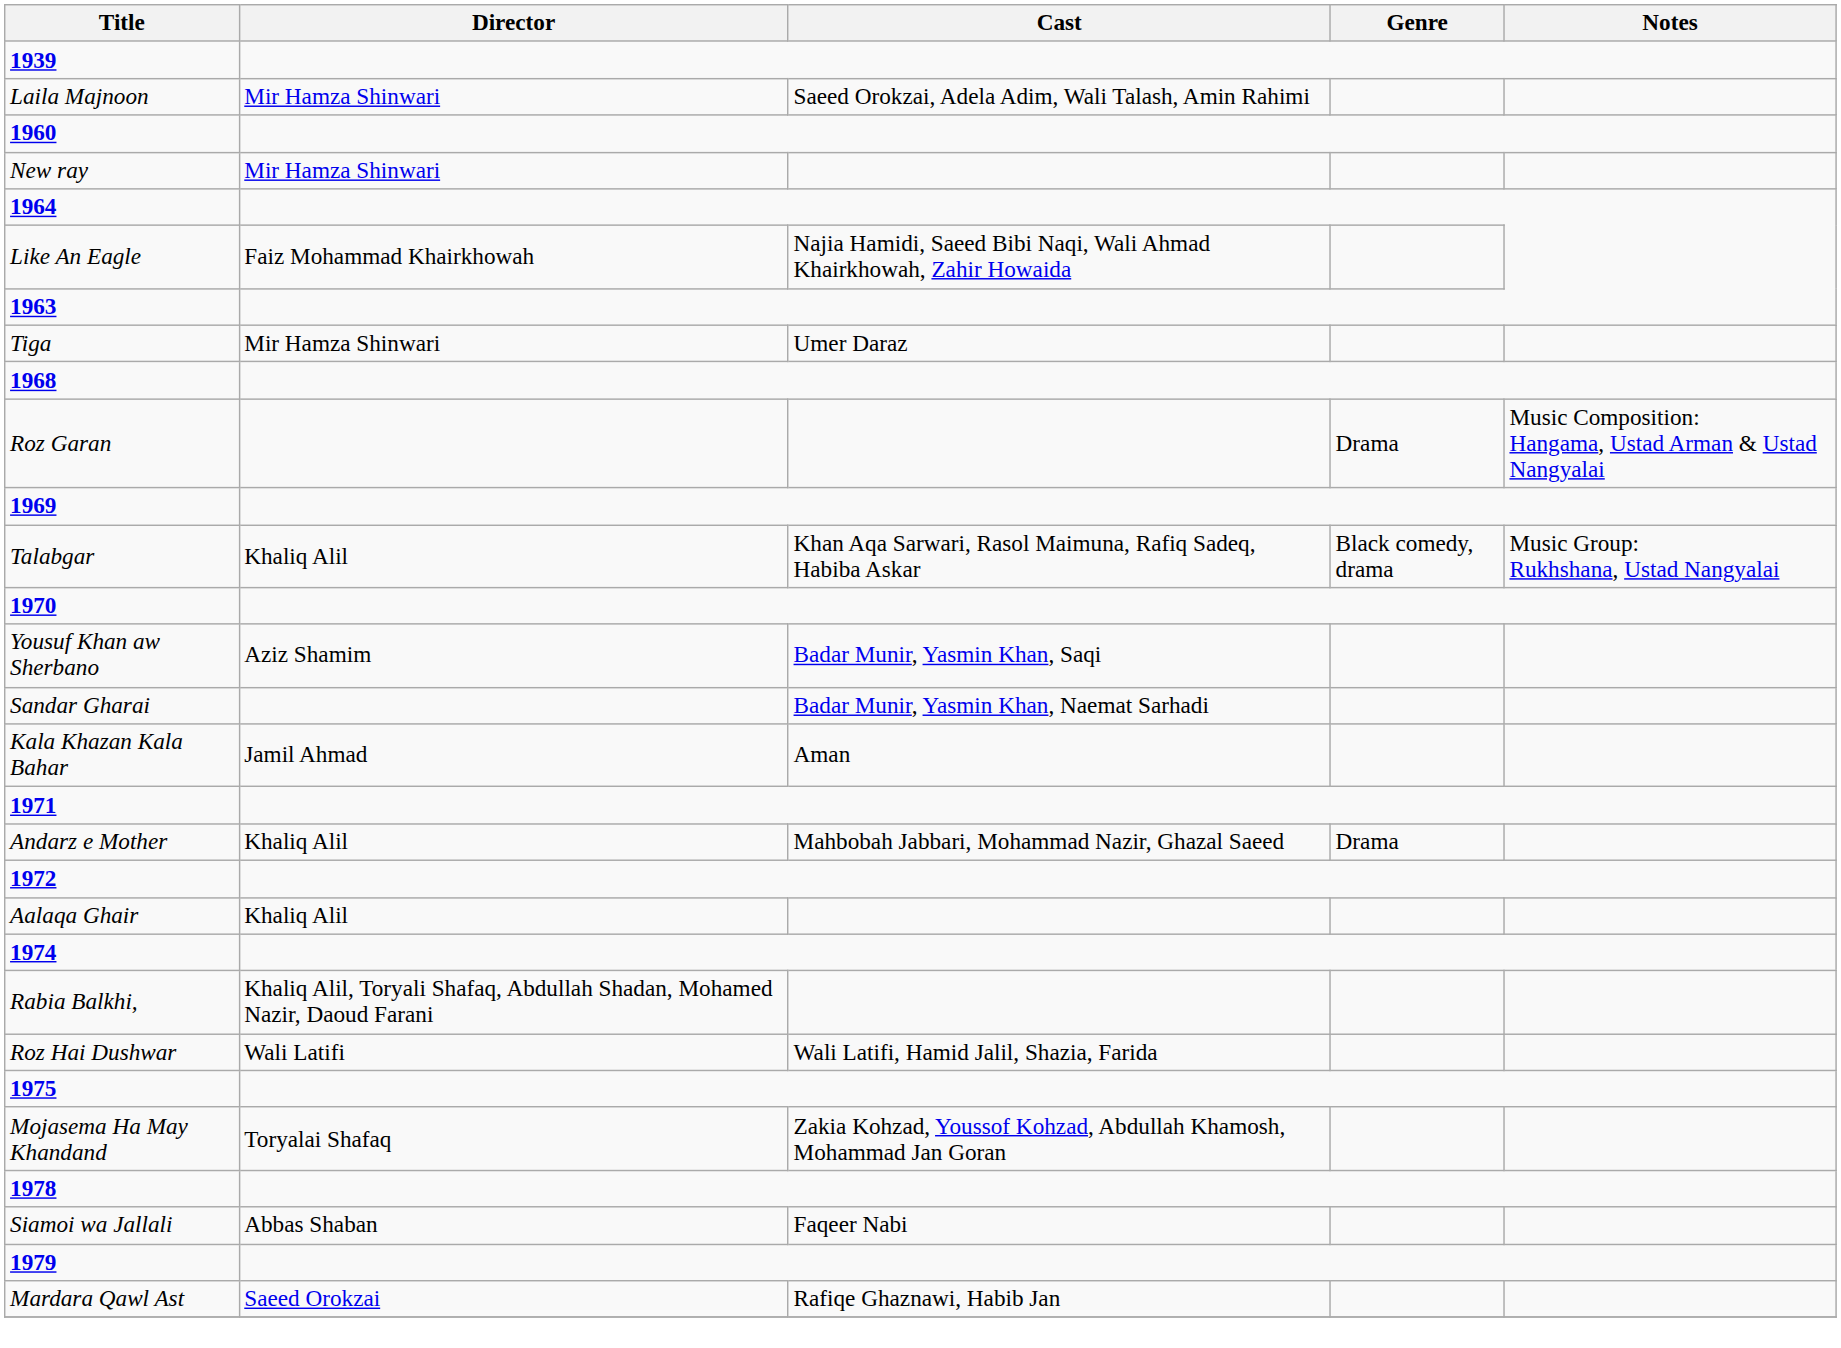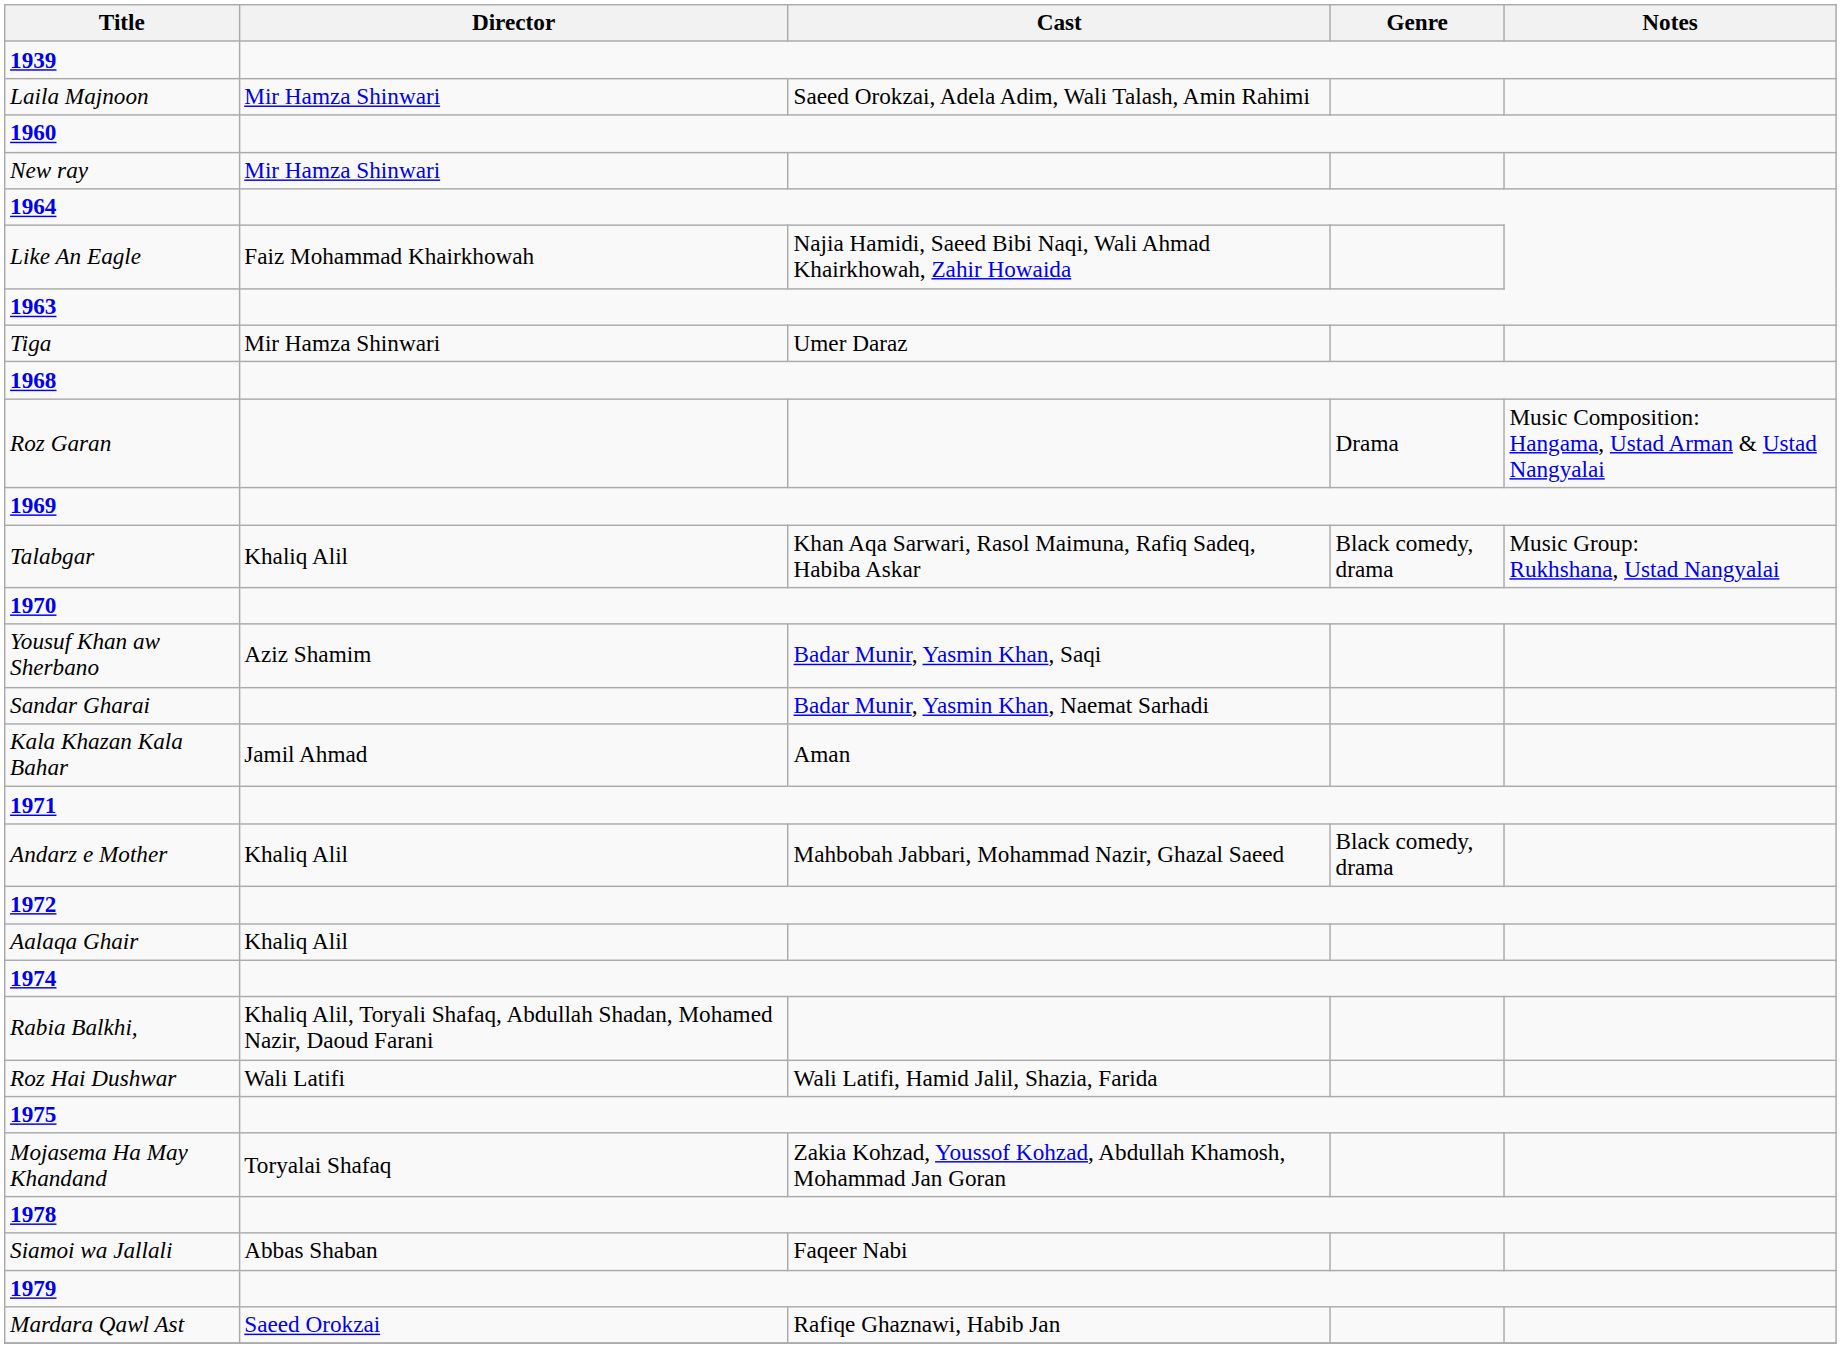(1367, 841) Drama -> (1404, 854) Black comedy, drama
